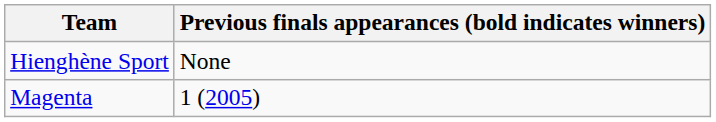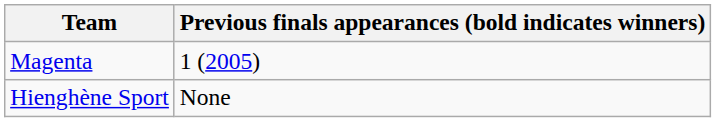rows swapped: (51, 97) <-> (90, 60)
